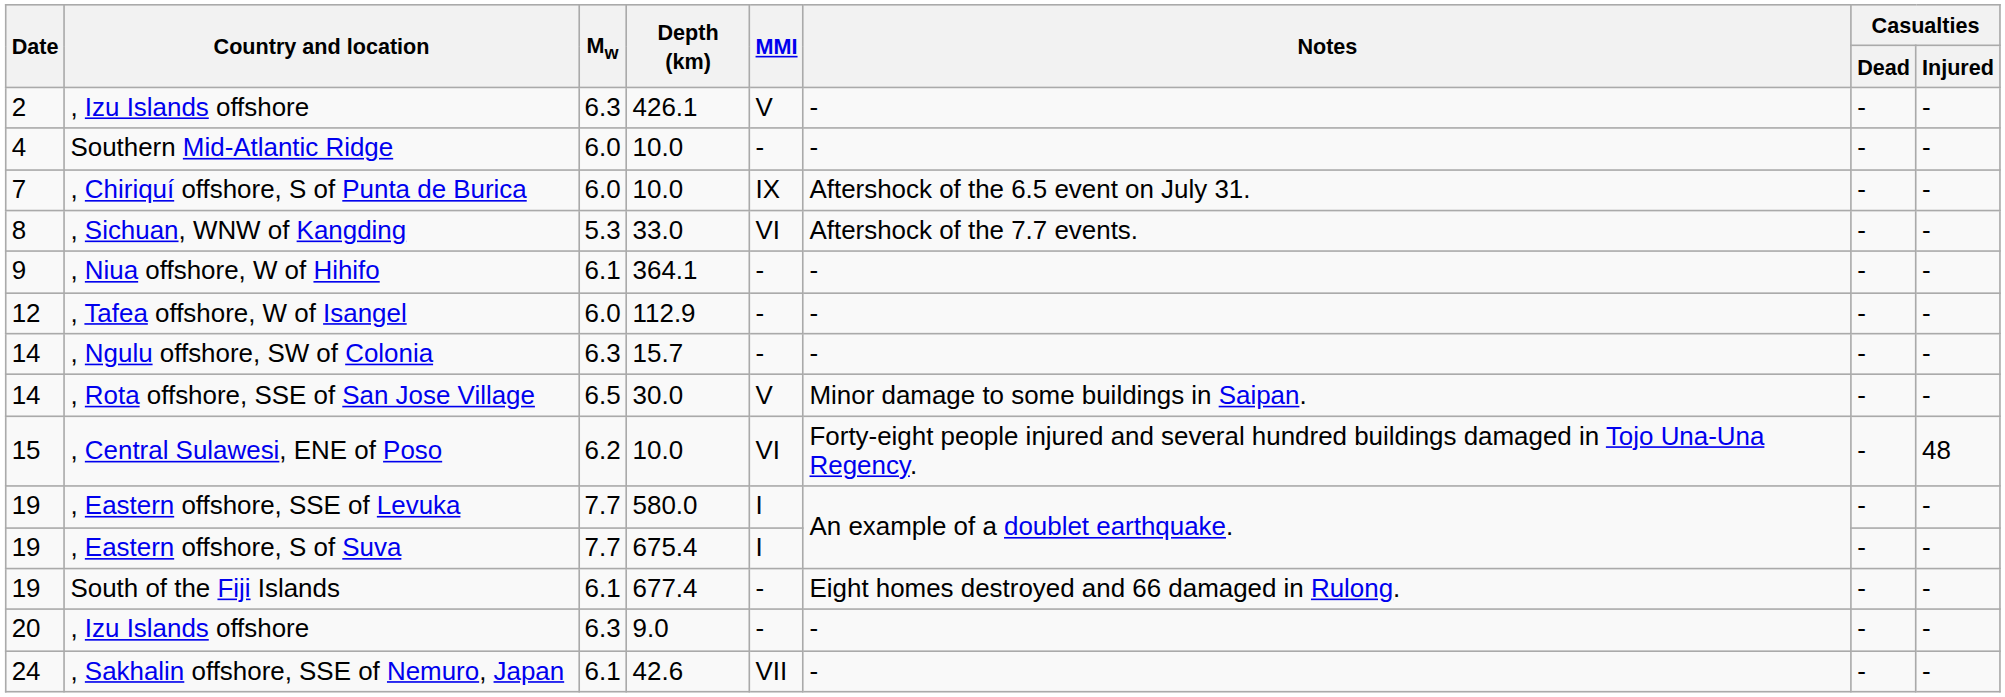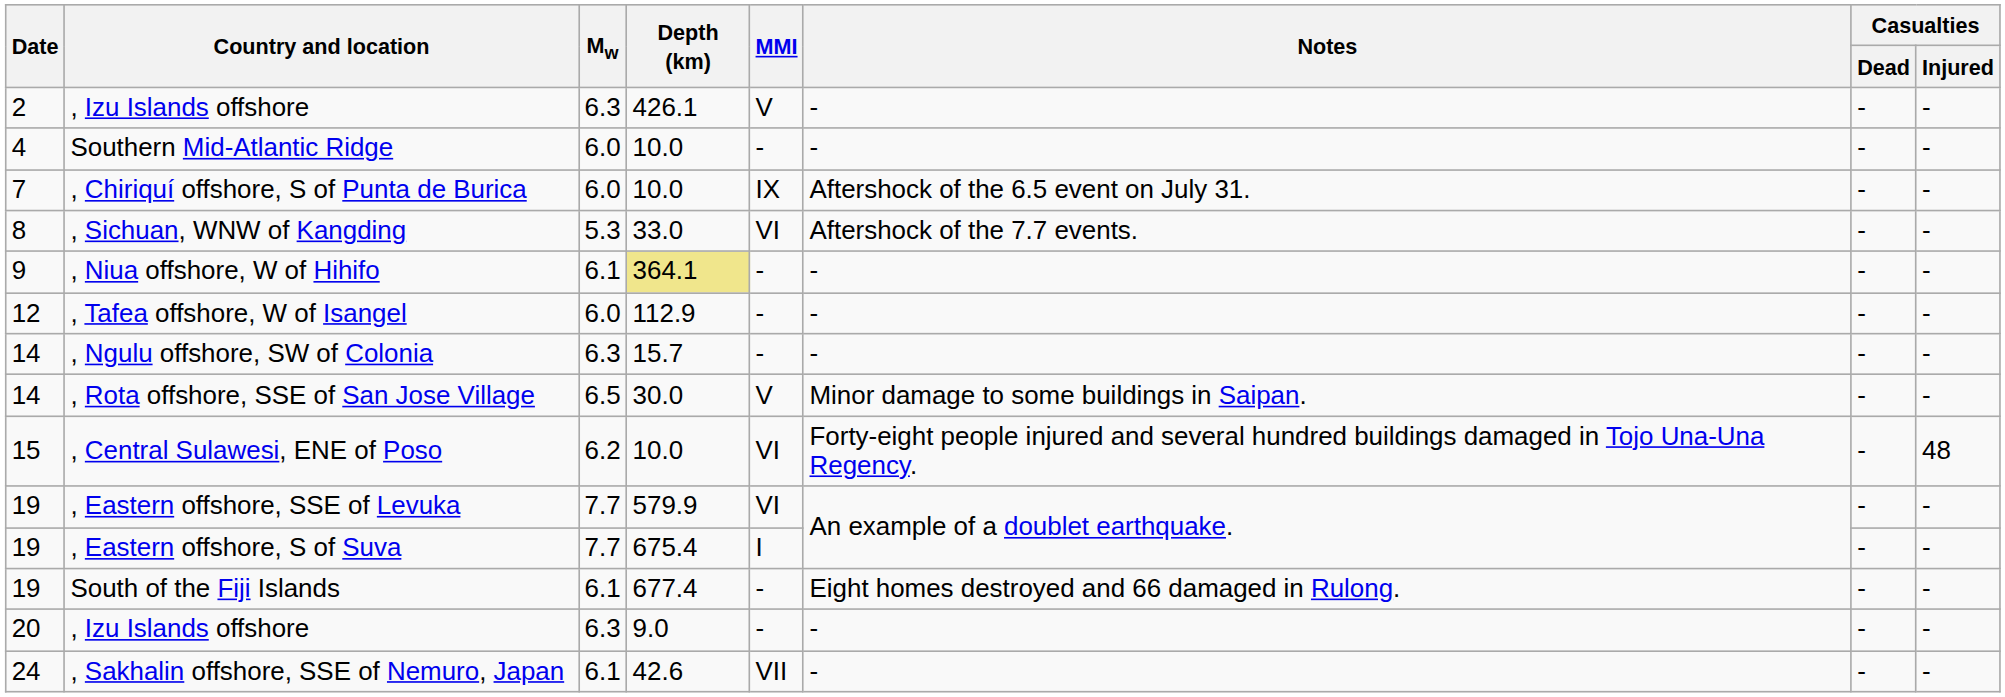(665, 271) no background -> (665, 271) khaki background
(665, 506) 580.0 -> (665, 506) 579.9
(759, 506) I -> (768, 506) VI
